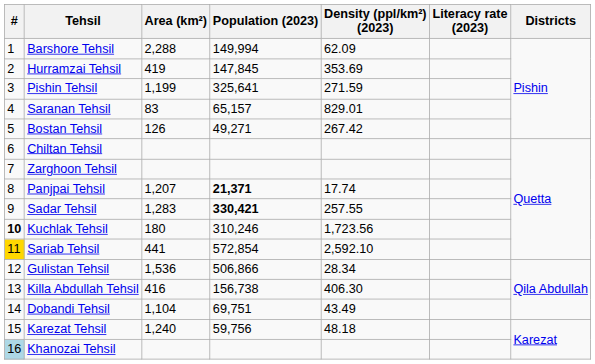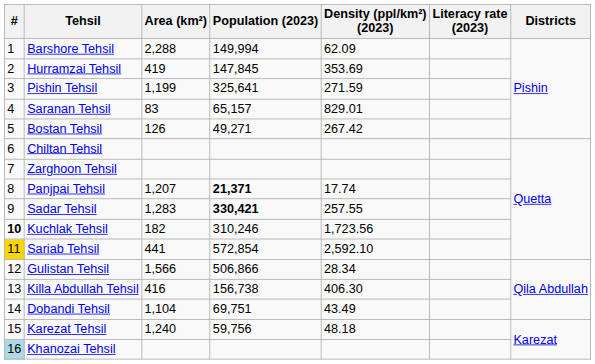(155, 229) 180 -> (155, 229) 182
(160, 269) 1,536 -> (160, 269) 1,566
